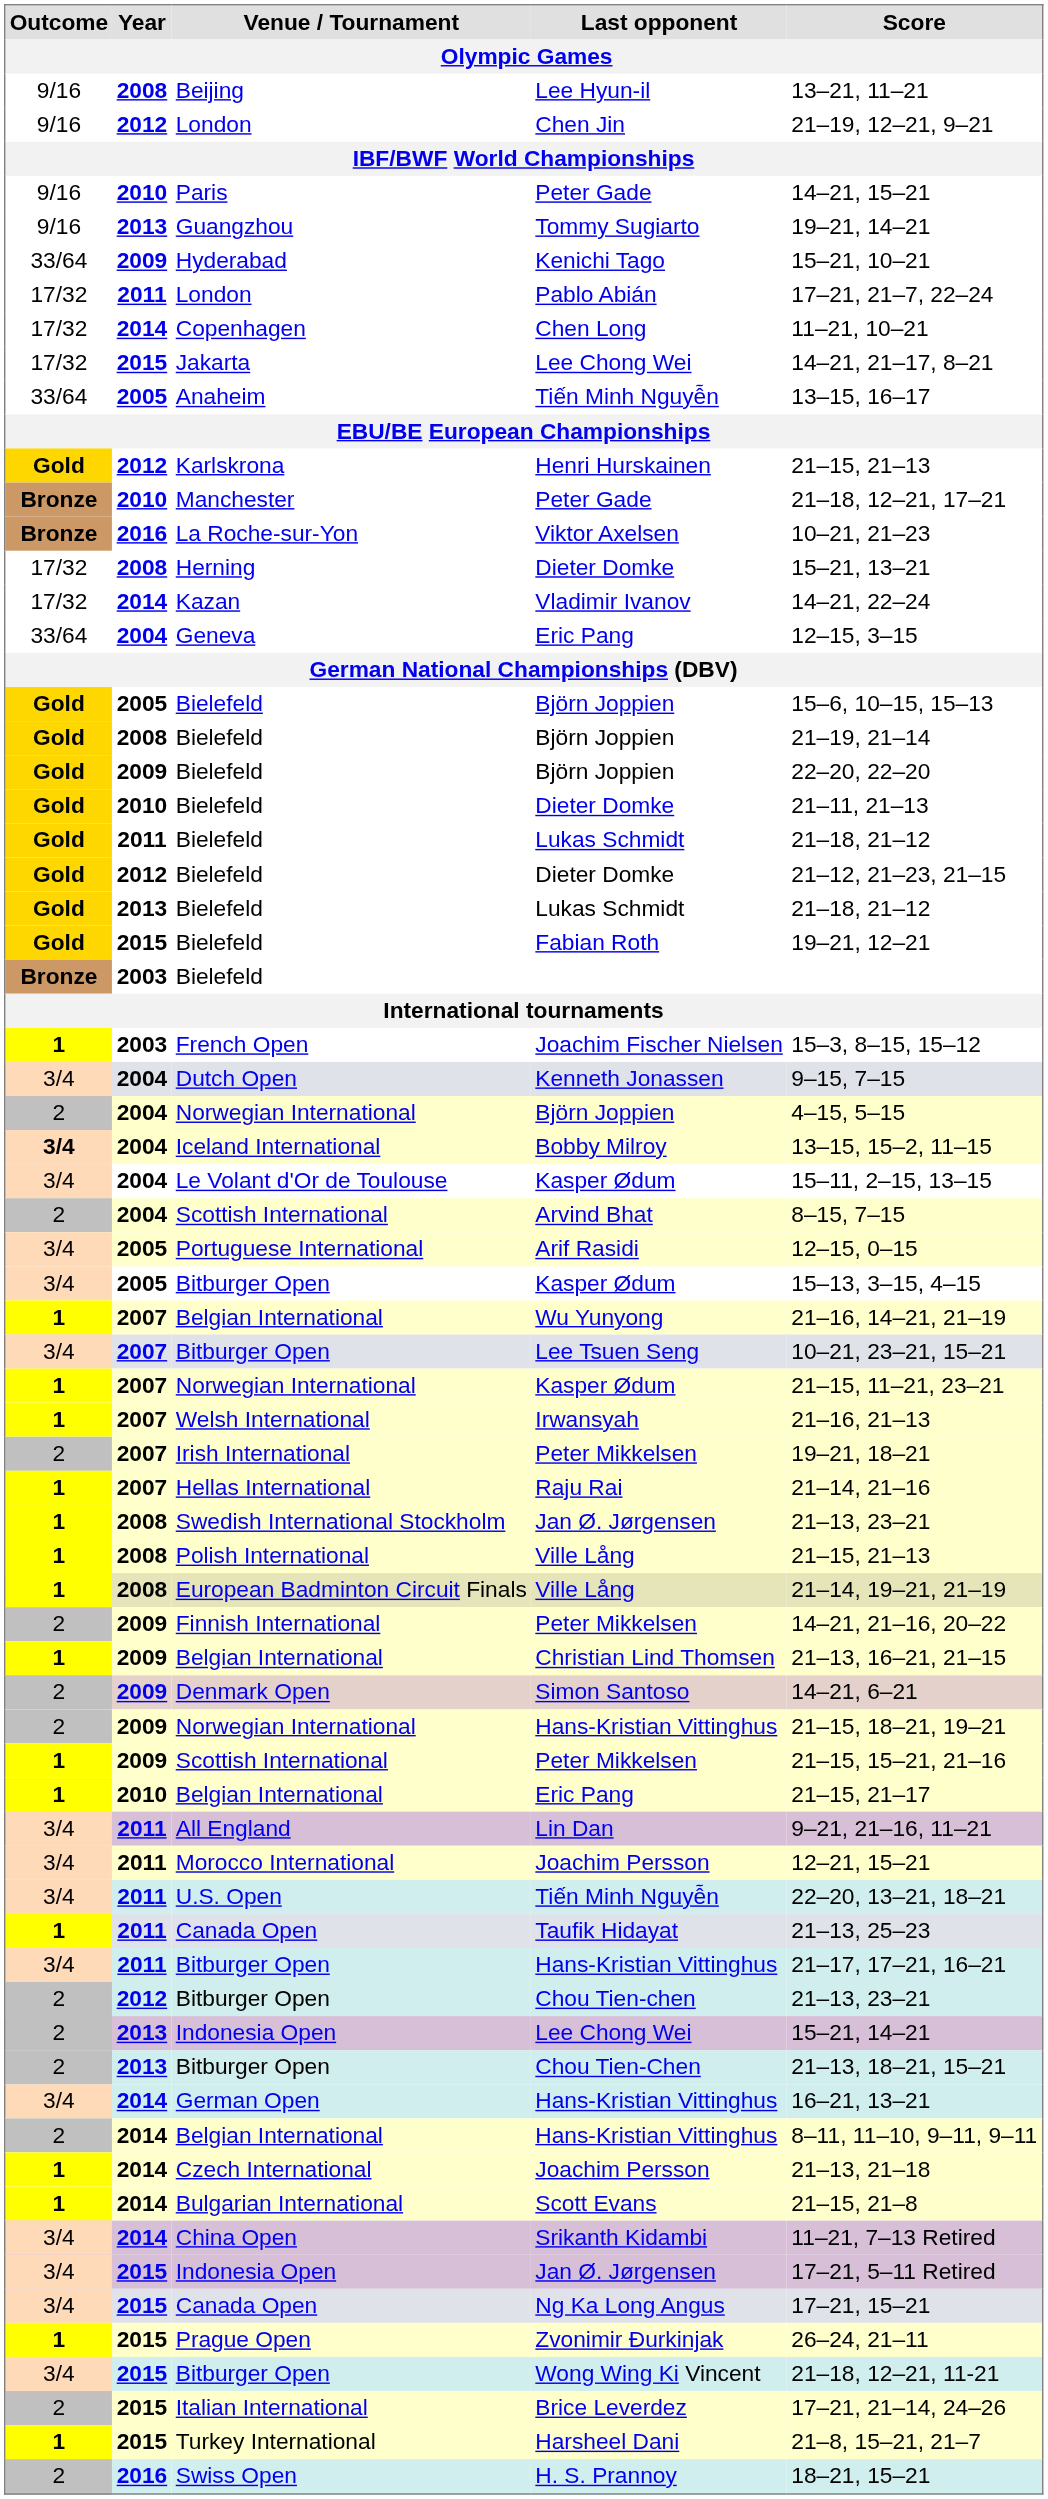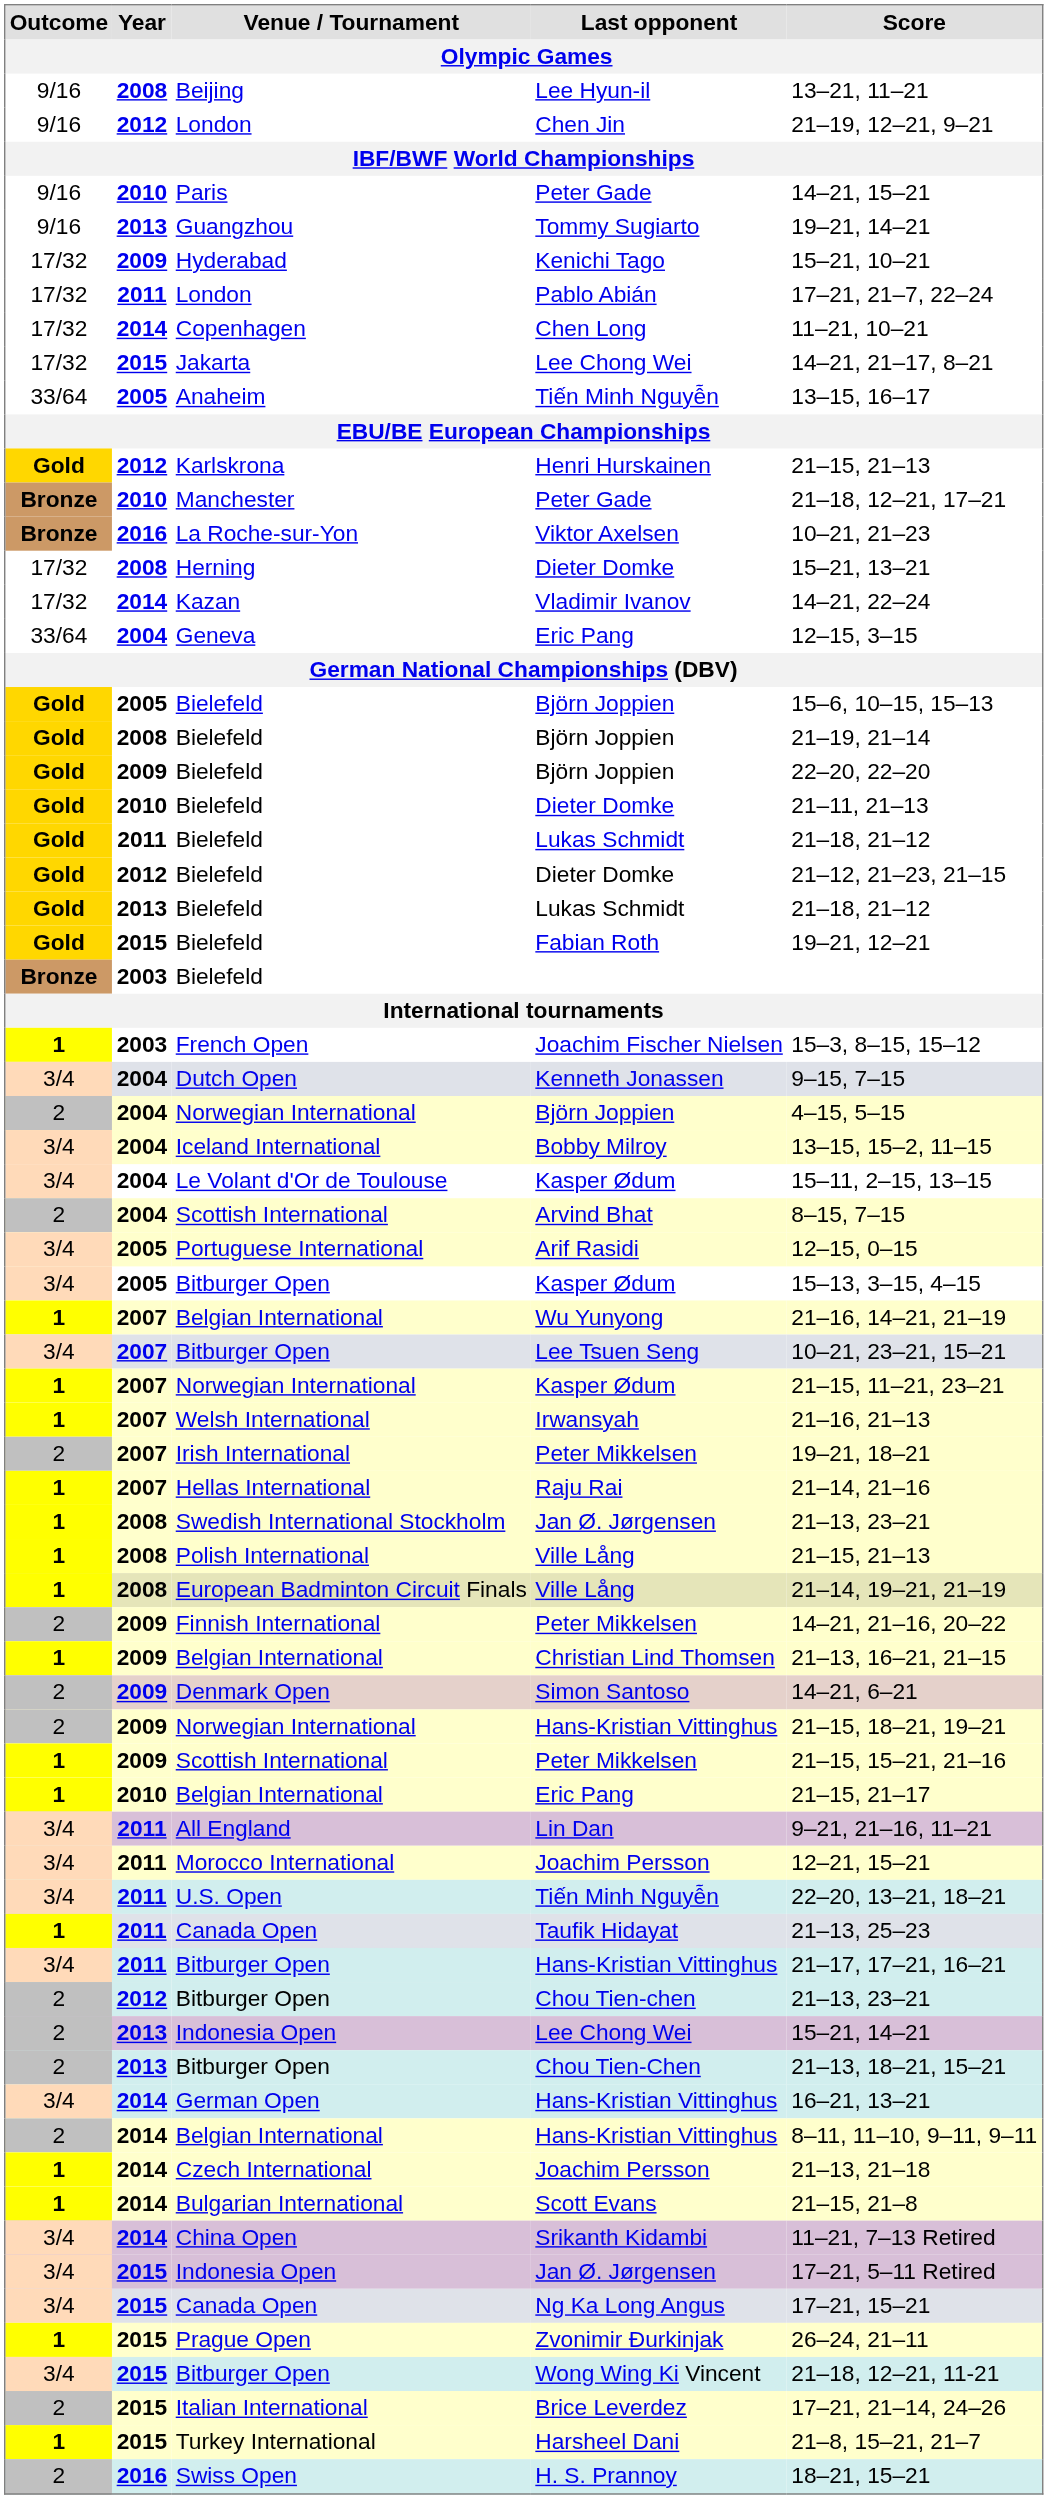(59, 260) 33/64 -> (59, 260) 17/32
(59, 1146) bold -> (59, 1146) normal
